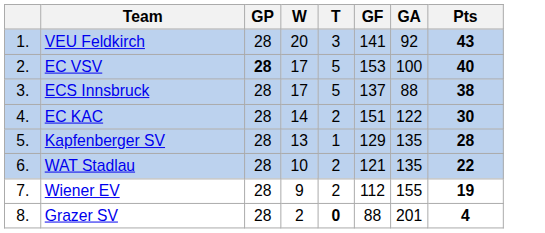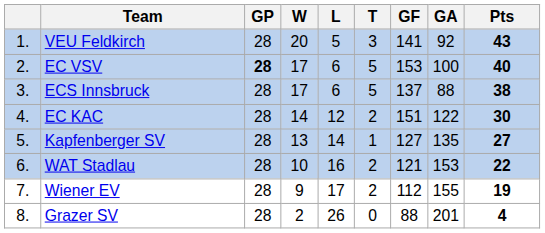+ column: (336, 16)
(373, 141) 129 -> (409, 141) 127
(465, 141) 28 -> (502, 141) 27
(409, 166) 135 -> (446, 166) 153
(336, 215) bold -> (373, 215) normal
